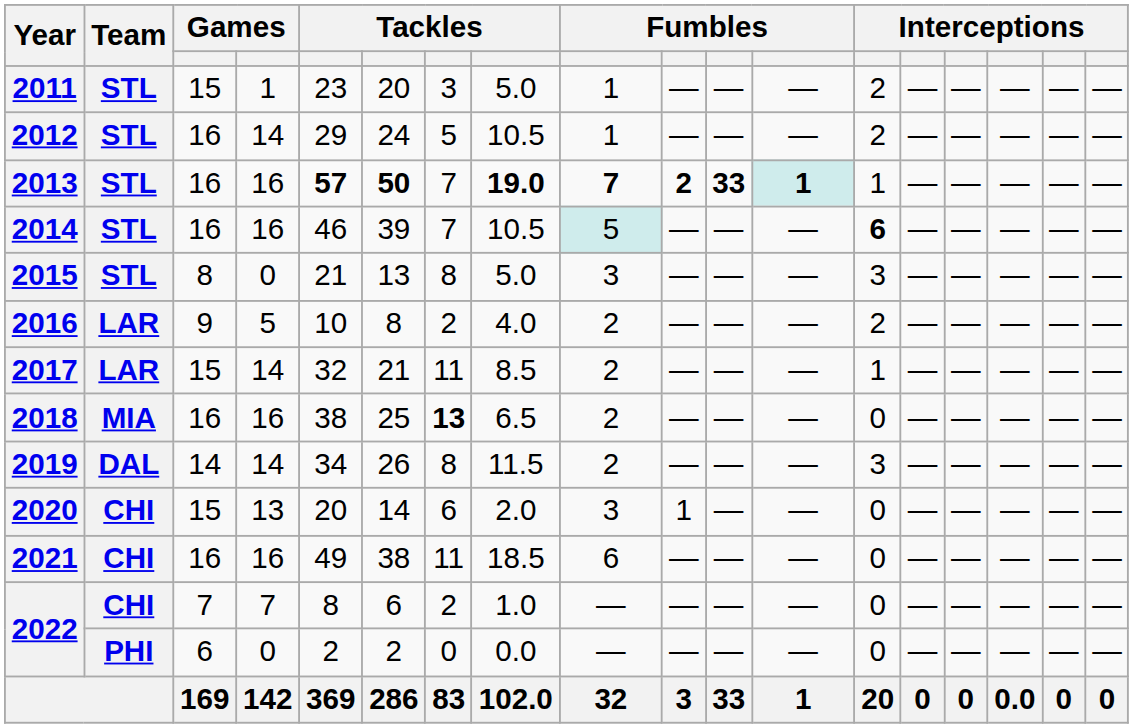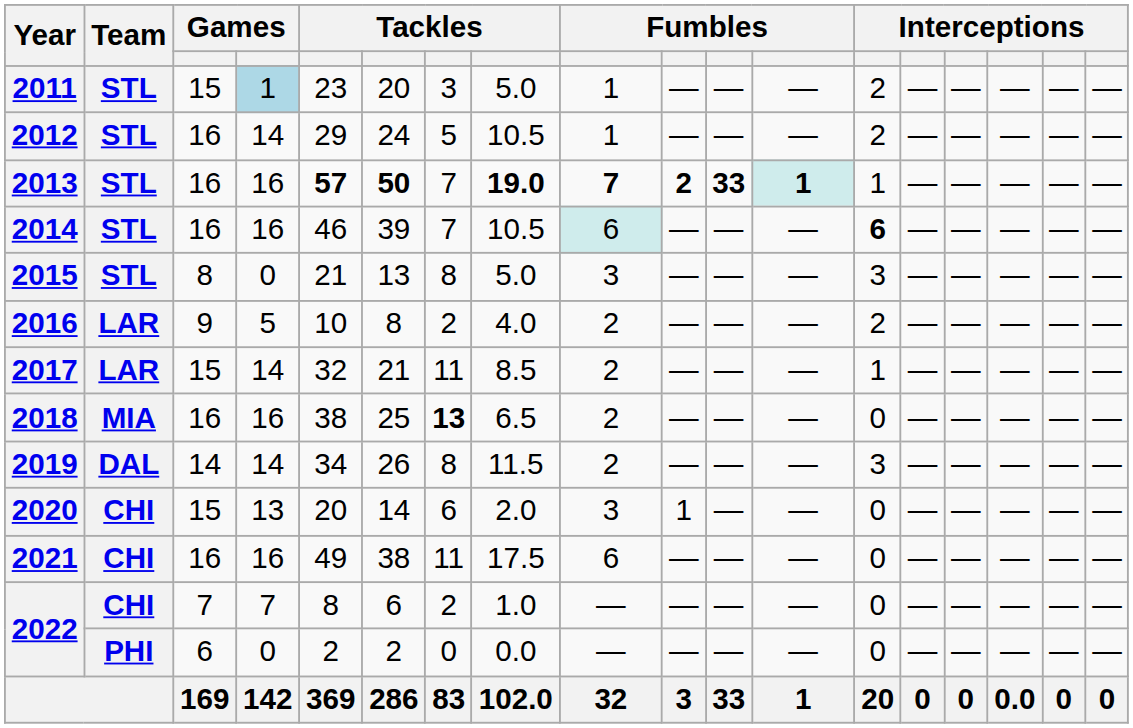(268, 88) no background -> (268, 88) lightblue background
(611, 229) 5 -> (611, 229) 6
(516, 557) 18.5 -> (516, 557) 17.5
